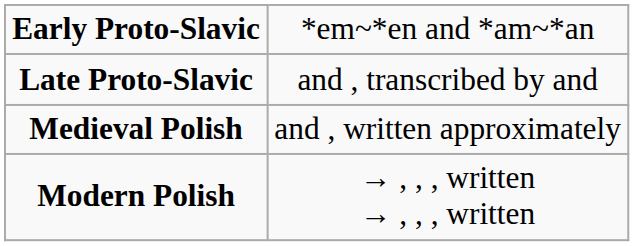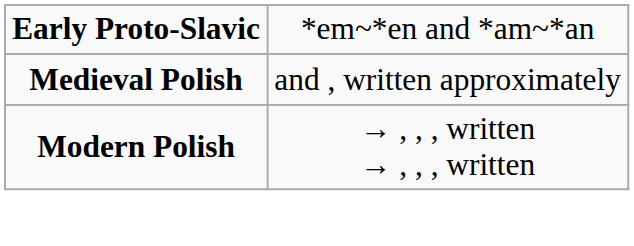- row: (136, 79)
